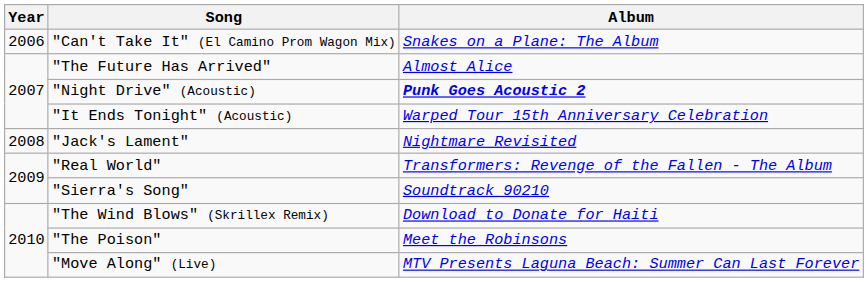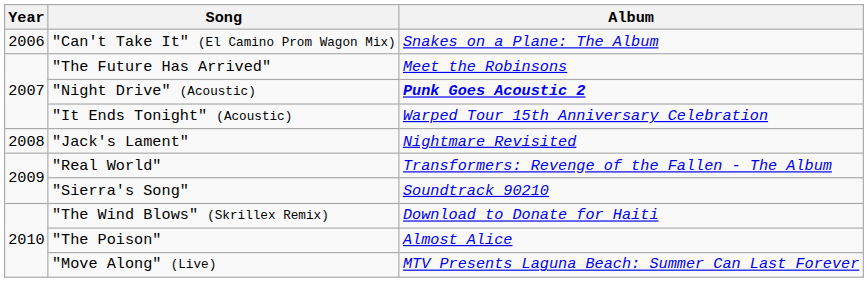(458, 67) Almost Alice -> (485, 67) Meet the Robinsons
(485, 240) Meet the Robinsons -> (458, 240) Almost Alice
